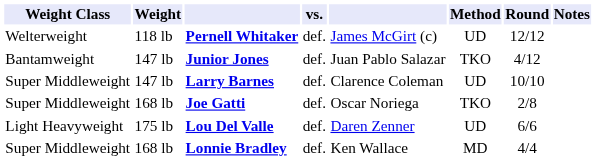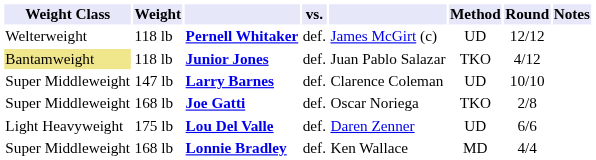(50, 59) no background -> (50, 59) khaki background
(154, 59) 147 lb -> (154, 59) 118 lb
